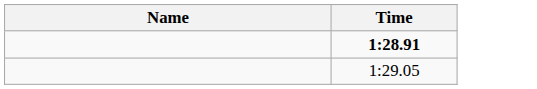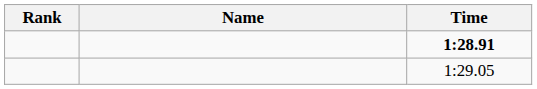+ column: (42, 17)
